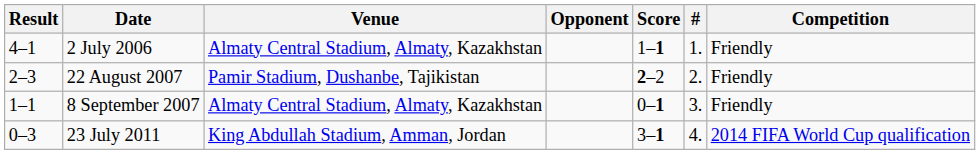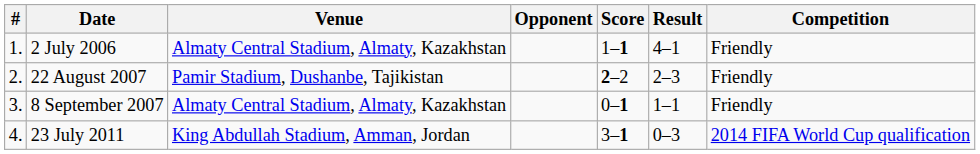columns swapped: (695, 18) <-> (34, 18)
